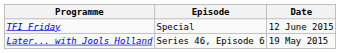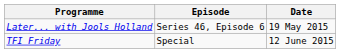rows swapped: (79, 41) <-> (33, 26)
